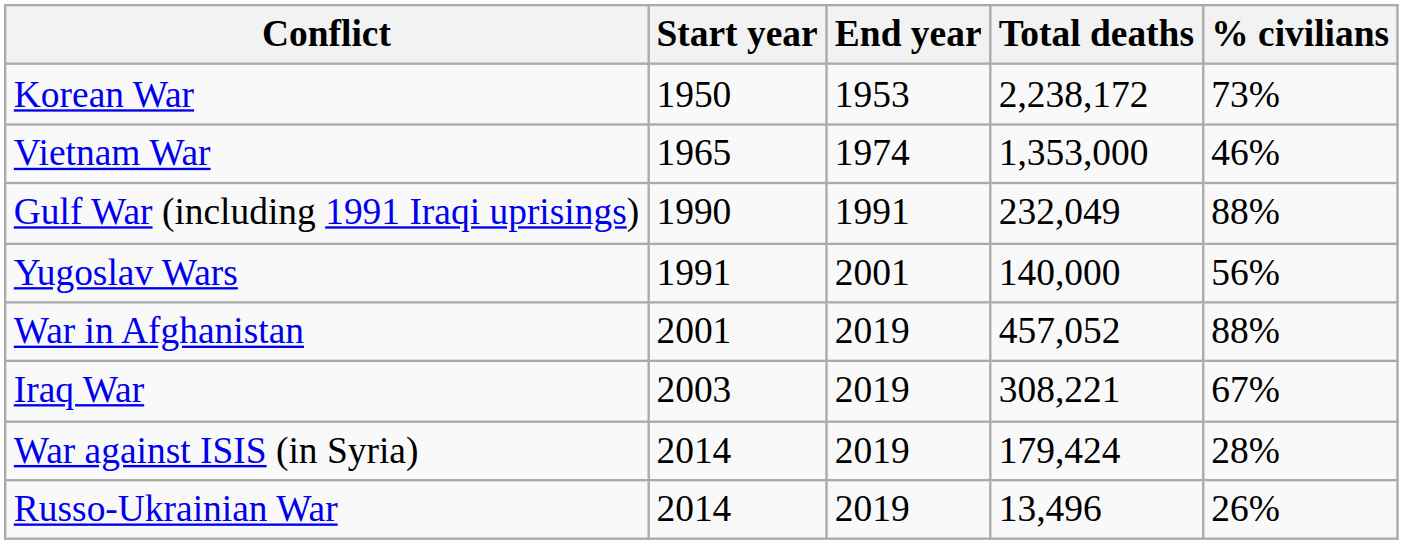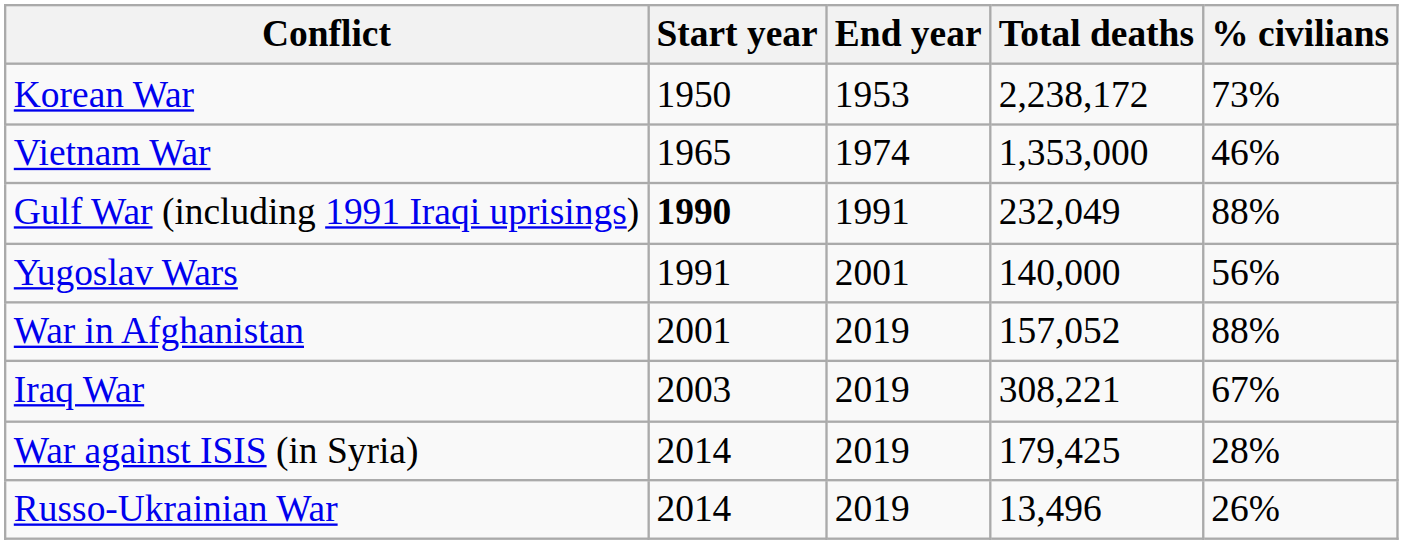(694, 212) normal -> (694, 212) bold
(1060, 331) 457,052 -> (1060, 331) 157,052
(1060, 449) 179,424 -> (1060, 449) 179,425
